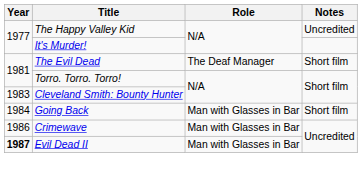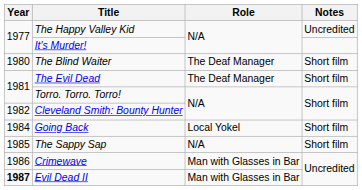+ row: (73, 62)
(18, 95) 1983 -> (18, 111) 1982
(243, 111) Man with Glasses in Bar -> (214, 128) Local Yokel
+ row: (70, 144)
